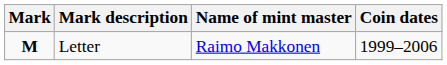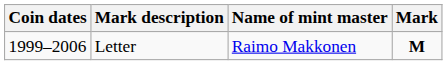columns swapped: (30, 18) <-> (399, 18)
